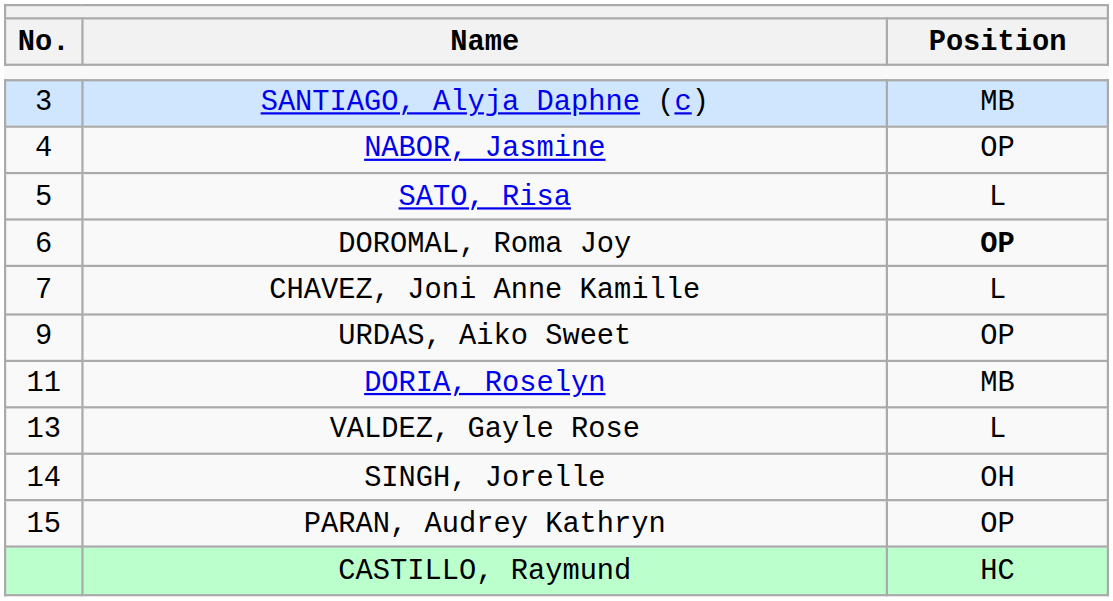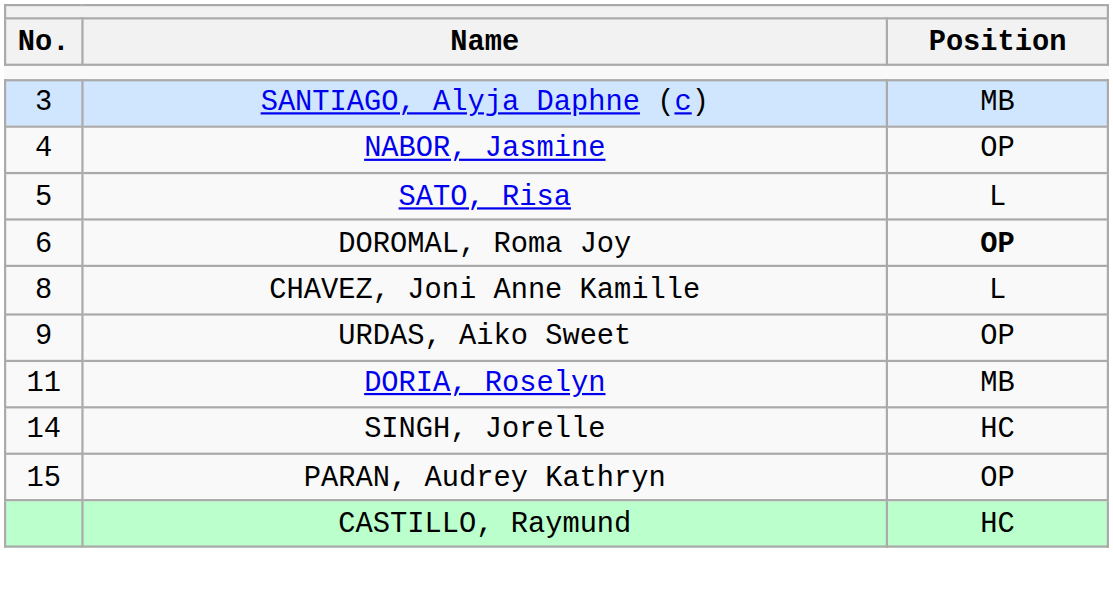(44, 290) 7 -> (44, 290) 8
- row: (485, 430)
(998, 477) OH -> (998, 430) HC
